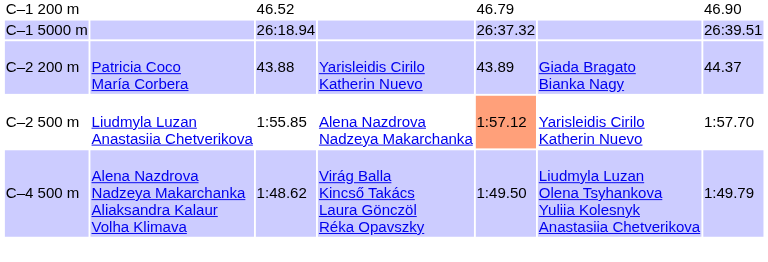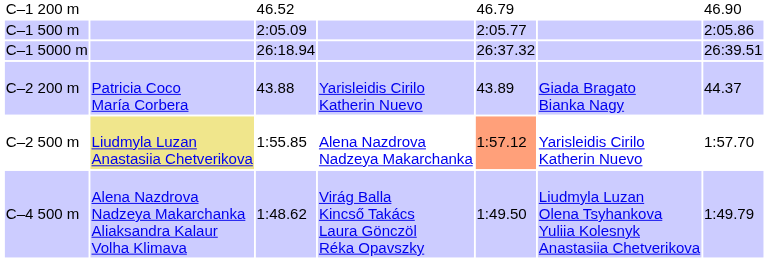+ row: (43, 29)
(172, 130) no background -> (172, 151) khaki background
